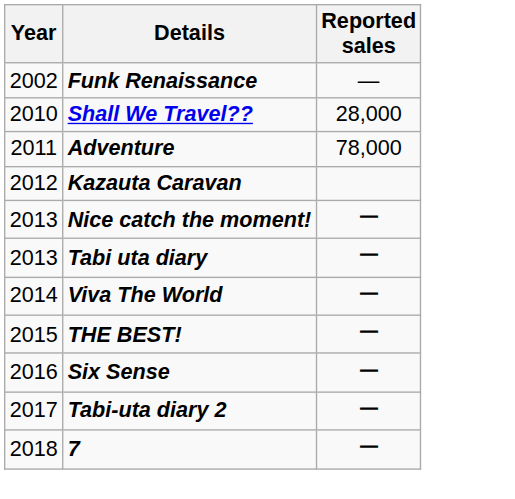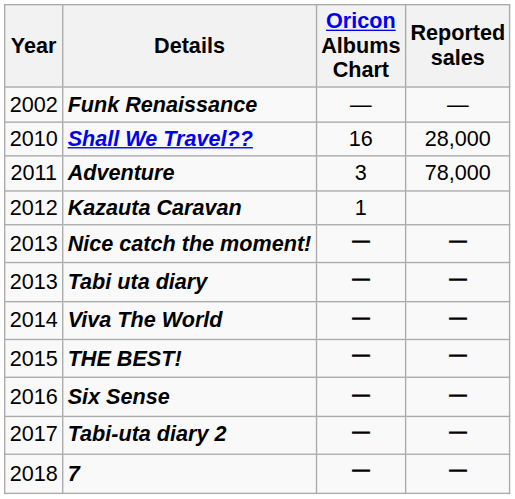+ column: (361, 45)
